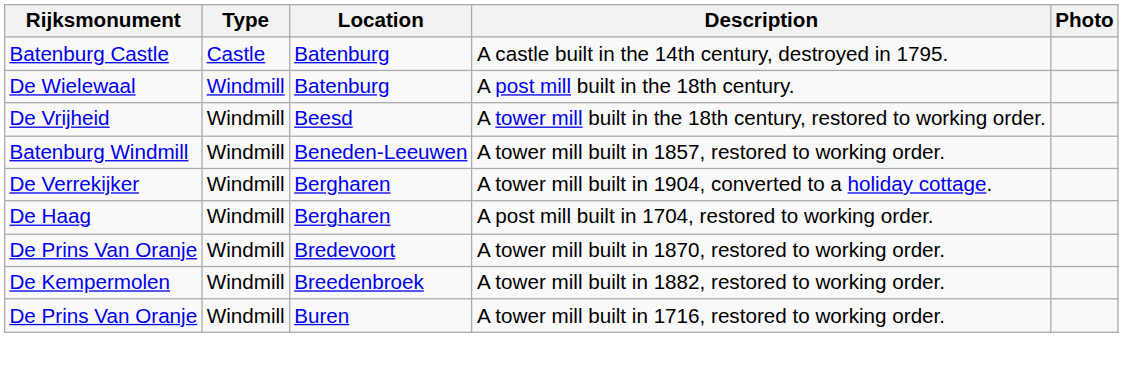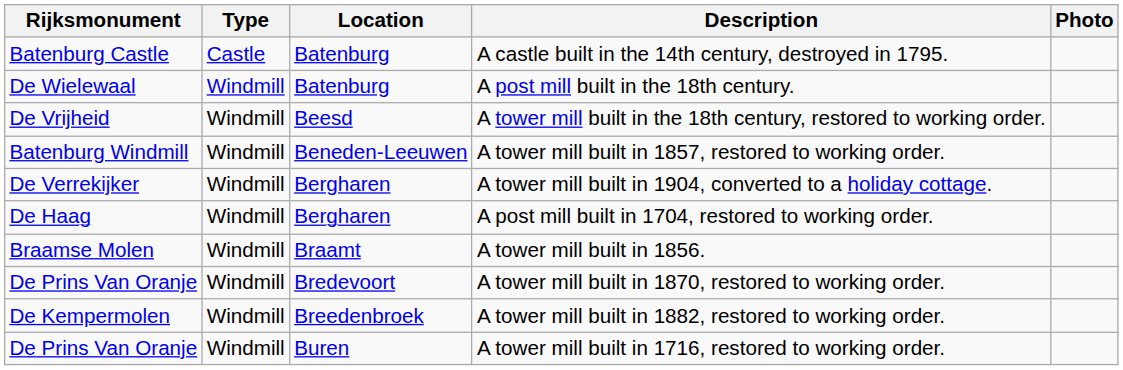+ row: (591, 250)
